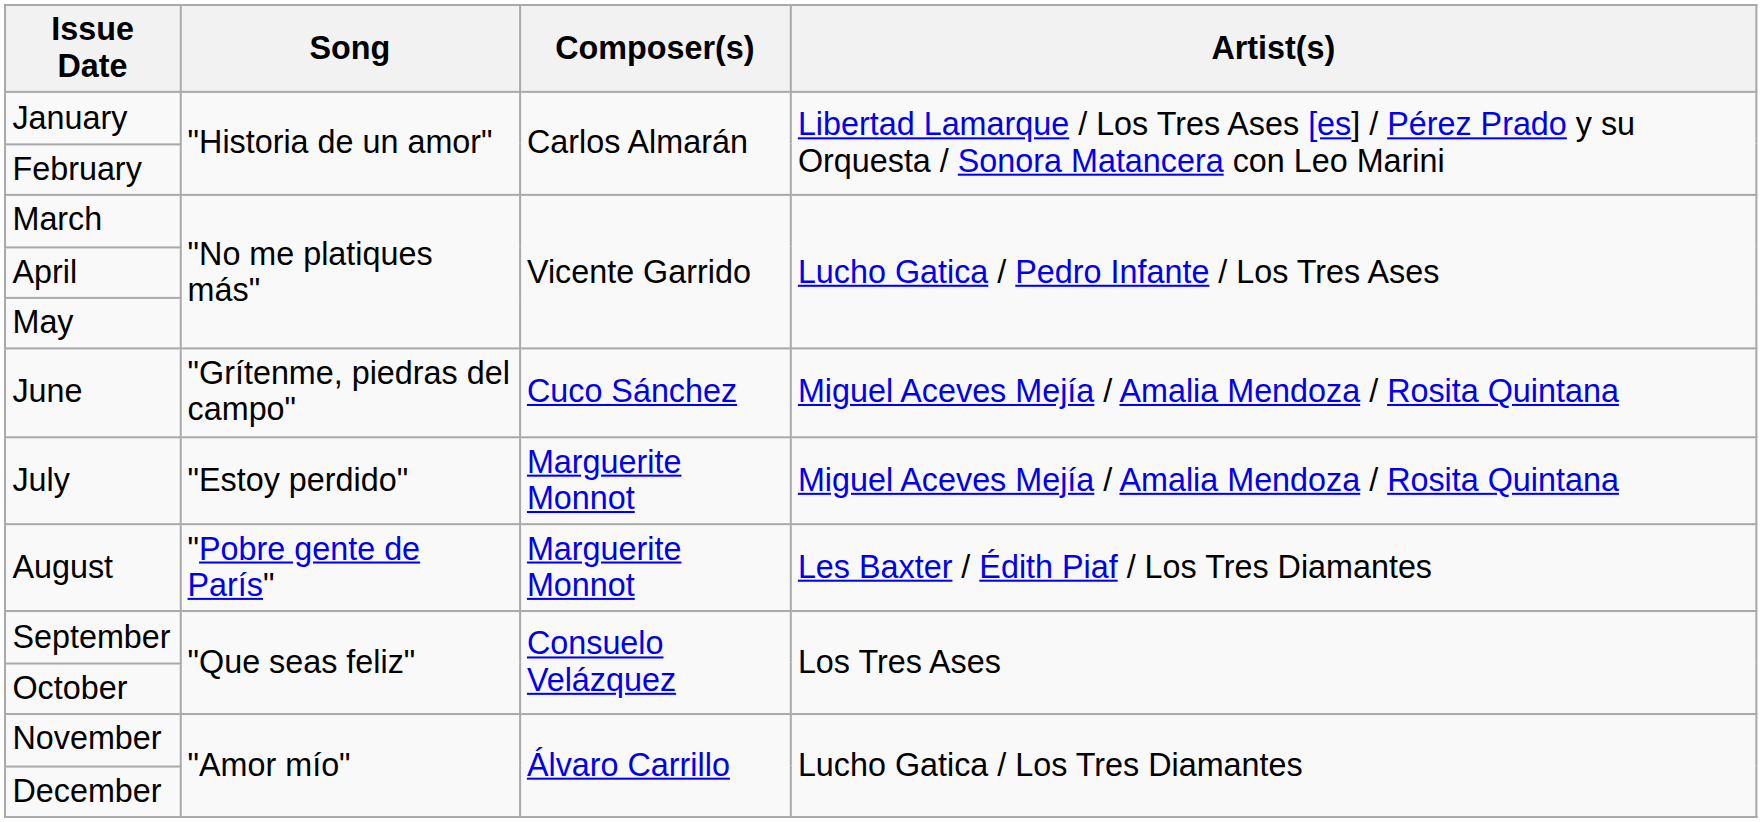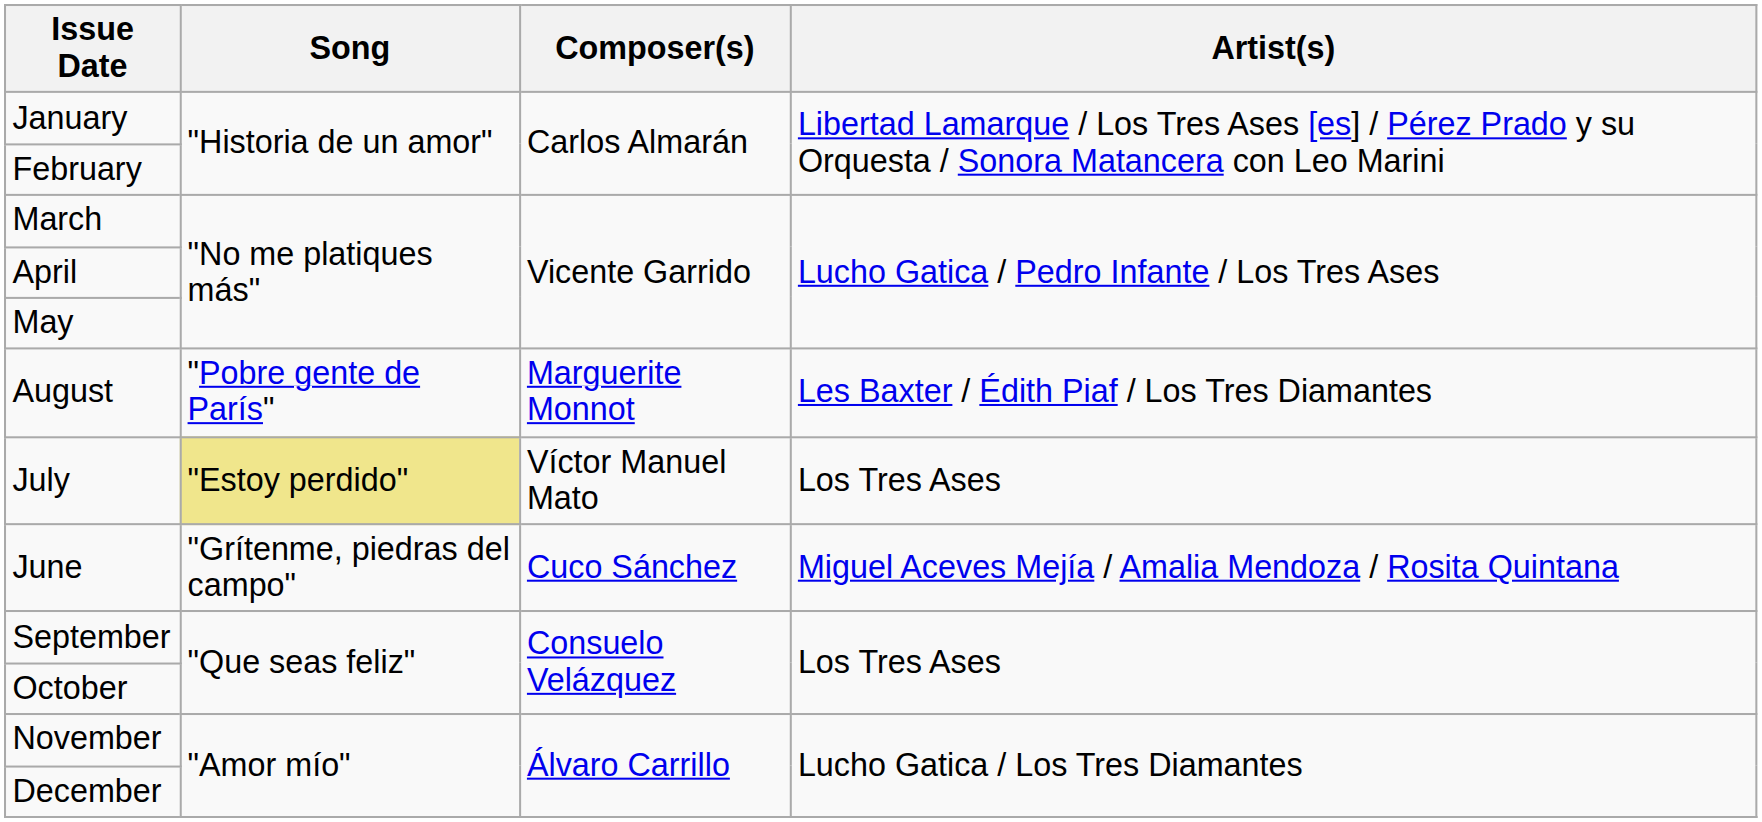rows swapped: (48, 392) <-> (63, 567)
(298, 479) no background -> (298, 479) khaki background
(604, 479) Marguerite Monnot -> (627, 479) Víctor Manuel Mato
(1208, 479) Miguel Aceves Mejía / Amalia Mendoza / Rosita Quintana -> (899, 479) Los Tres Ases
